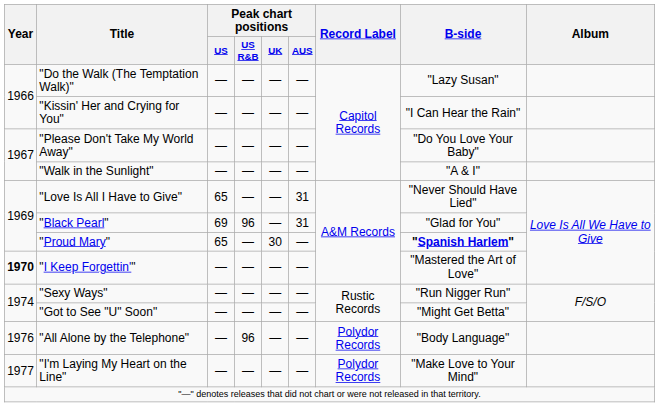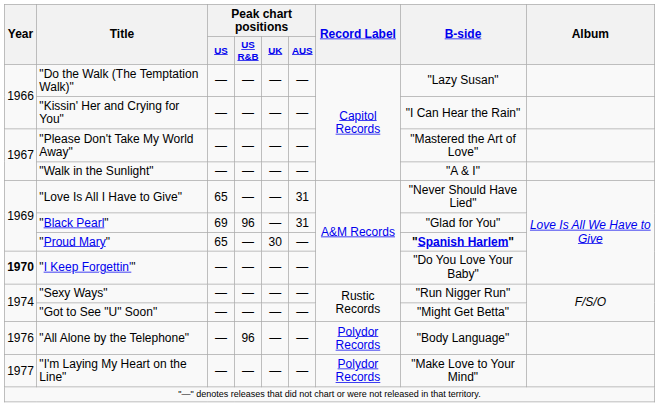(463, 145) "Do You Love Your Baby" -> (463, 145) "Mastered the Art of Love"
(463, 267) "Mastered the Art of Love" -> (463, 267) "Do You Love Your Baby"
